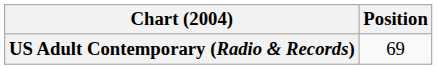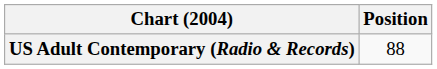(396, 49) 69 -> (396, 49) 88
